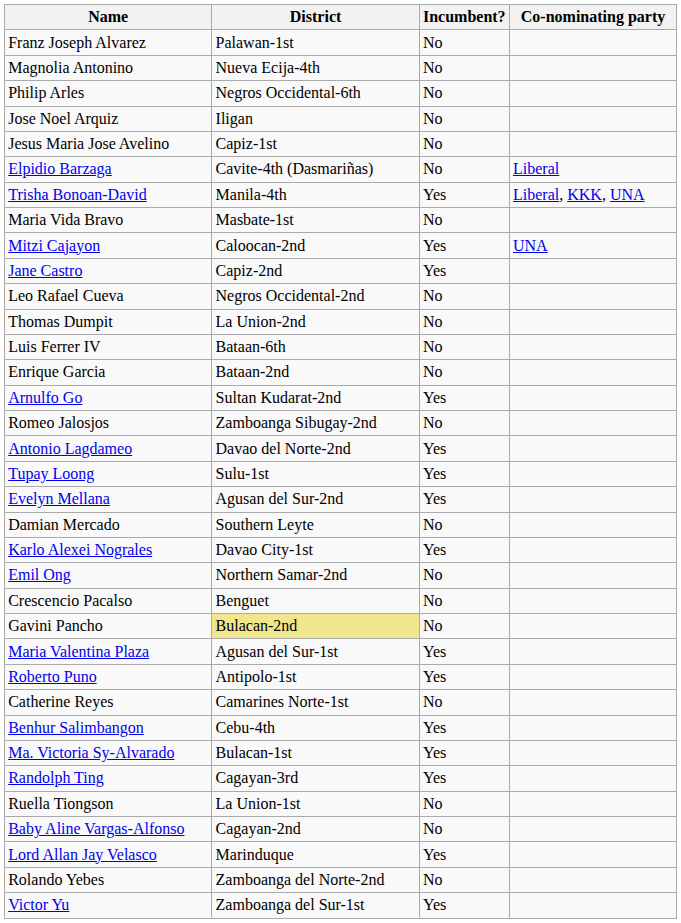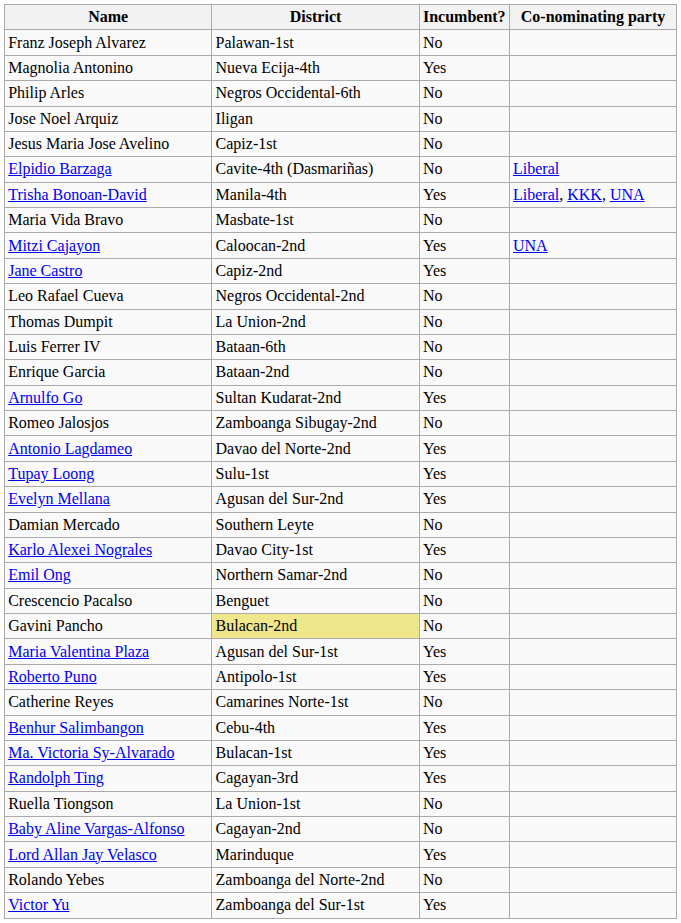(433, 67) No -> (435, 67) Yes
